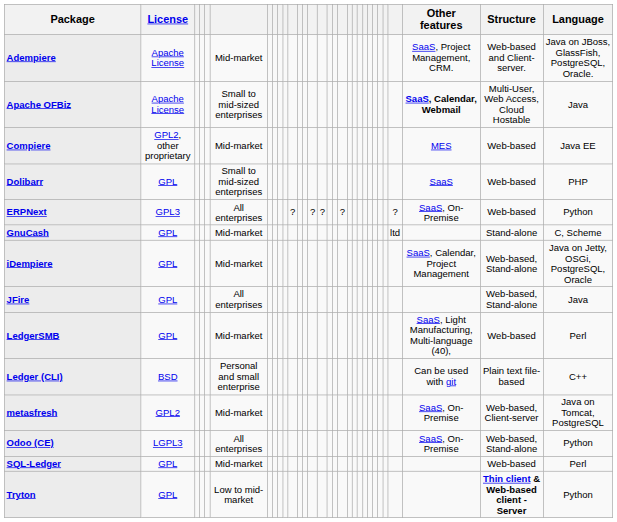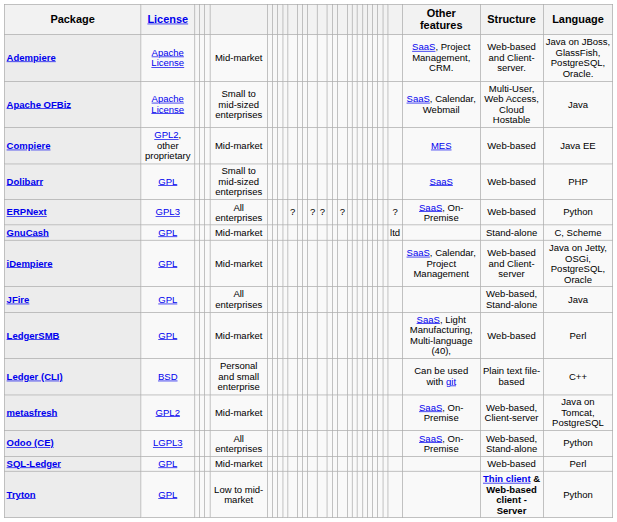(441, 104) bold -> (441, 104) normal
(512, 263) Web-based, Stand-alone -> (512, 263) Web-based and Client-server
